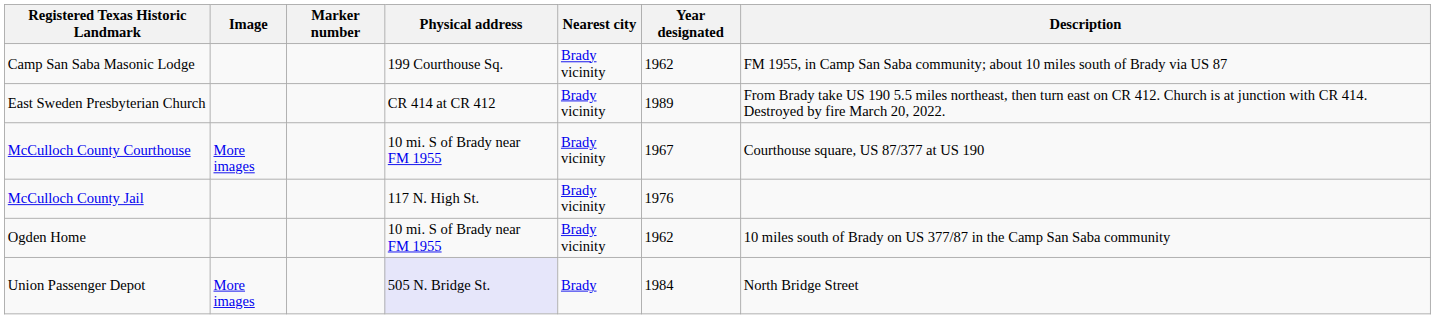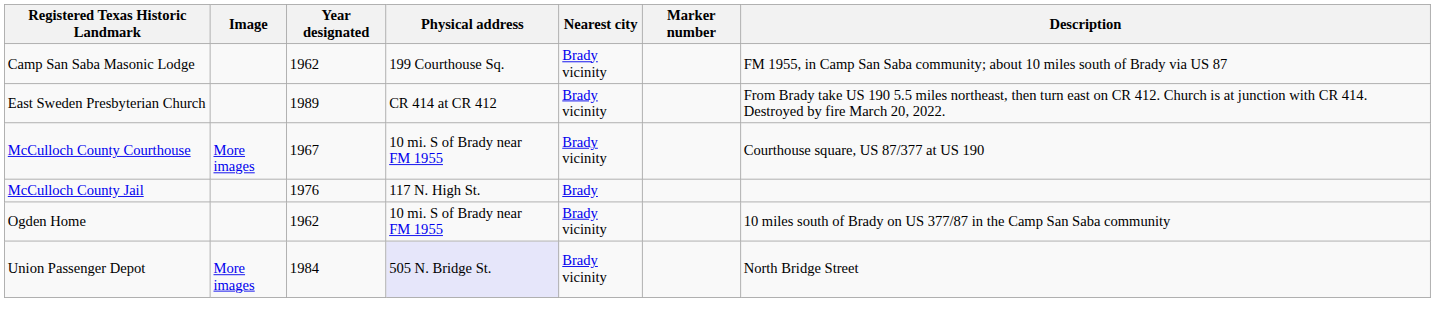columns swapped: (335, 24) <-> (691, 24)
(583, 198) Brady vicinity -> (580, 190) Brady
(579, 285) Brady -> (585, 269) Brady vicinity
